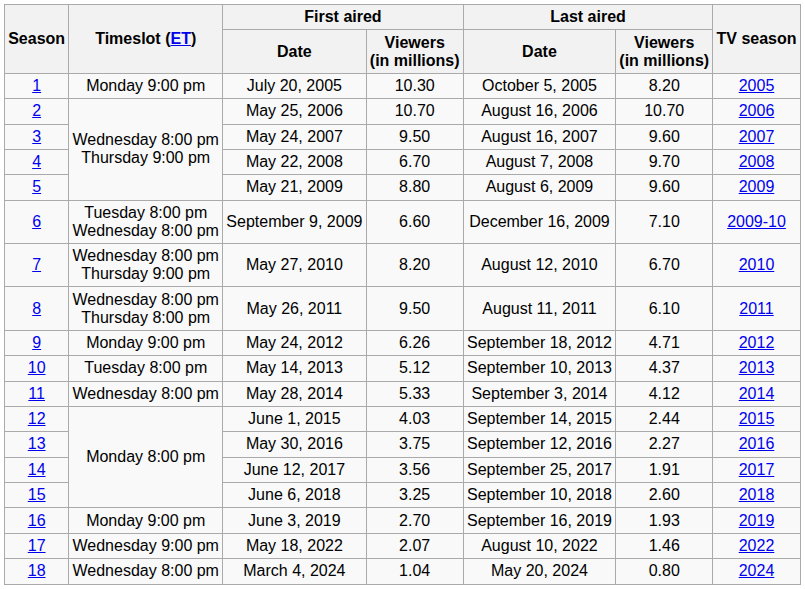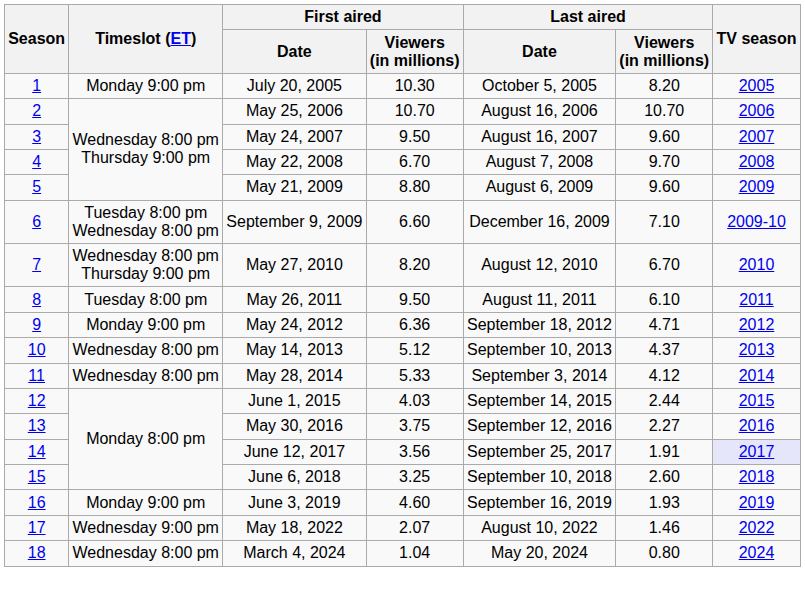(146, 308) Wednesday 8:00 pm Thursday 8:00 pm -> (146, 299) Tuesday 8:00 pm
(415, 342) 6.26 -> (415, 324) 6.36
(146, 368) Tuesday 8:00 pm -> (146, 350) Wednesday 8:00 pm
(756, 469) no background -> (756, 451) lavender background
(415, 520) 2.70 -> (415, 502) 4.60
